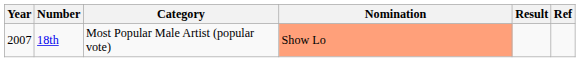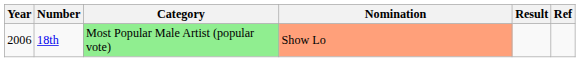(19, 40) 2007 -> (19, 40) 2006
(170, 40) no background -> (170, 40) lightgreen background
